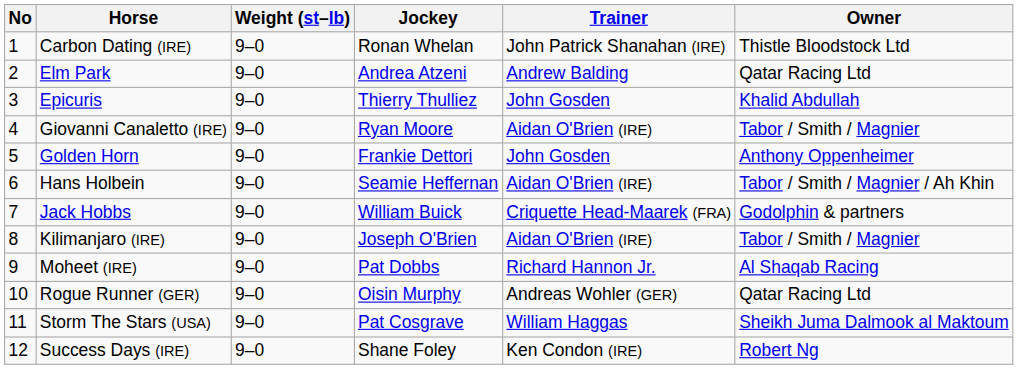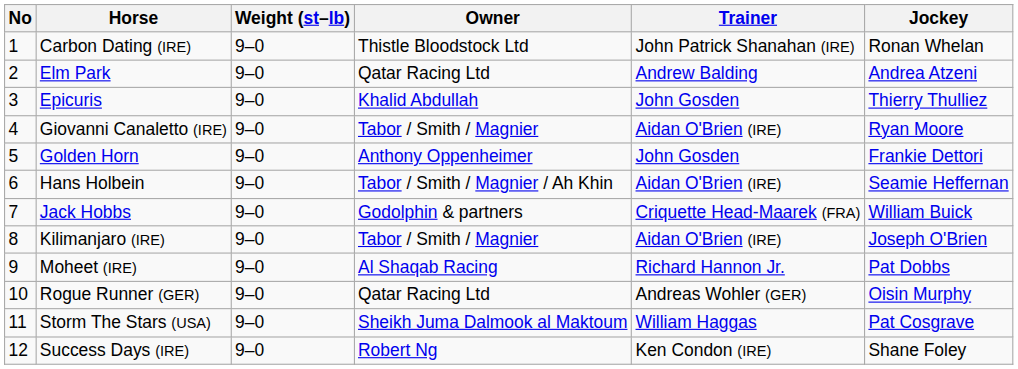columns swapped: (428, 18) <-> (874, 18)
